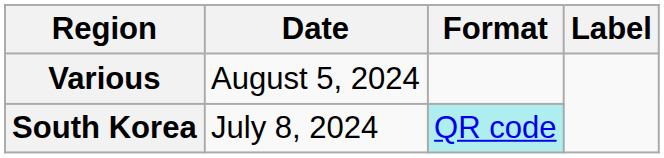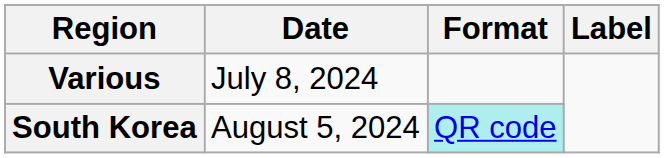(315, 78) August 5, 2024 -> (295, 78) July 8, 2024
(295, 127) July 8, 2024 -> (315, 127) August 5, 2024
